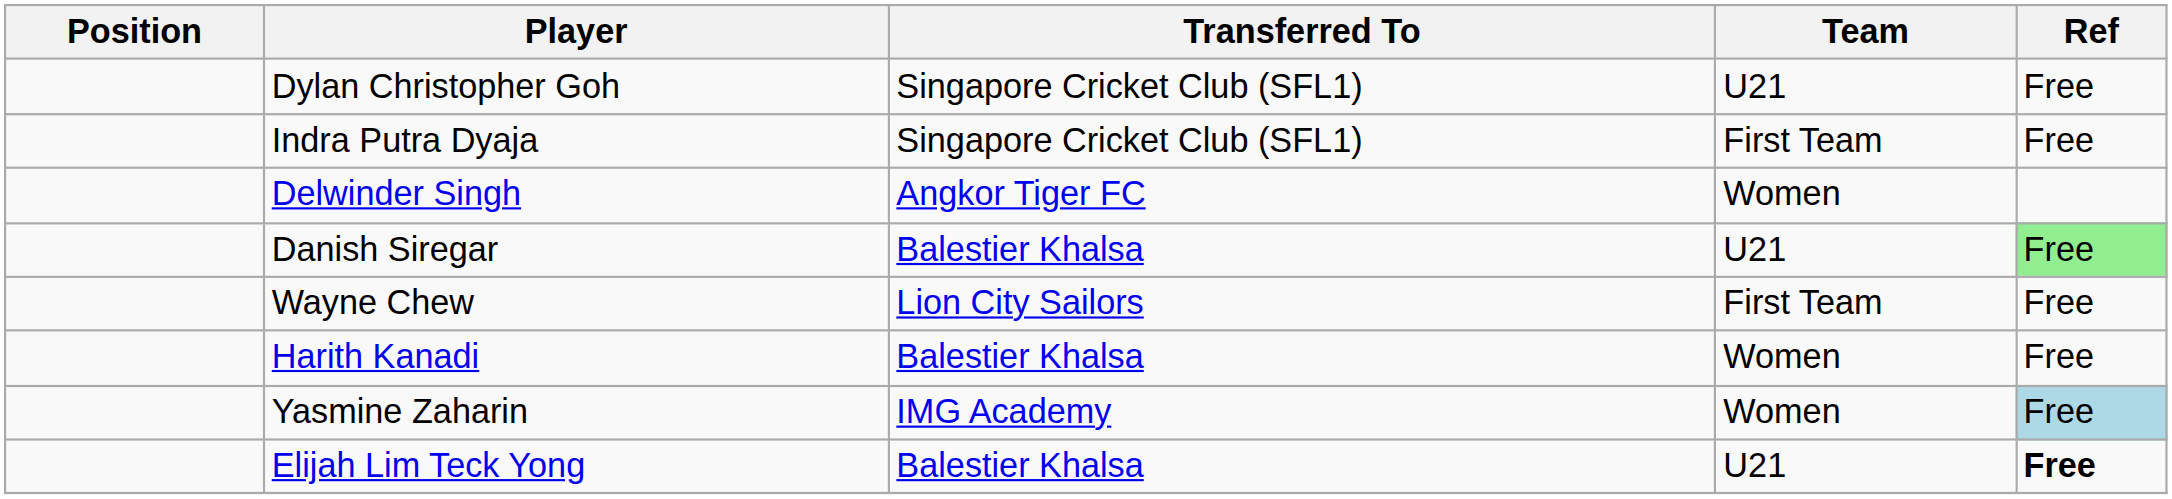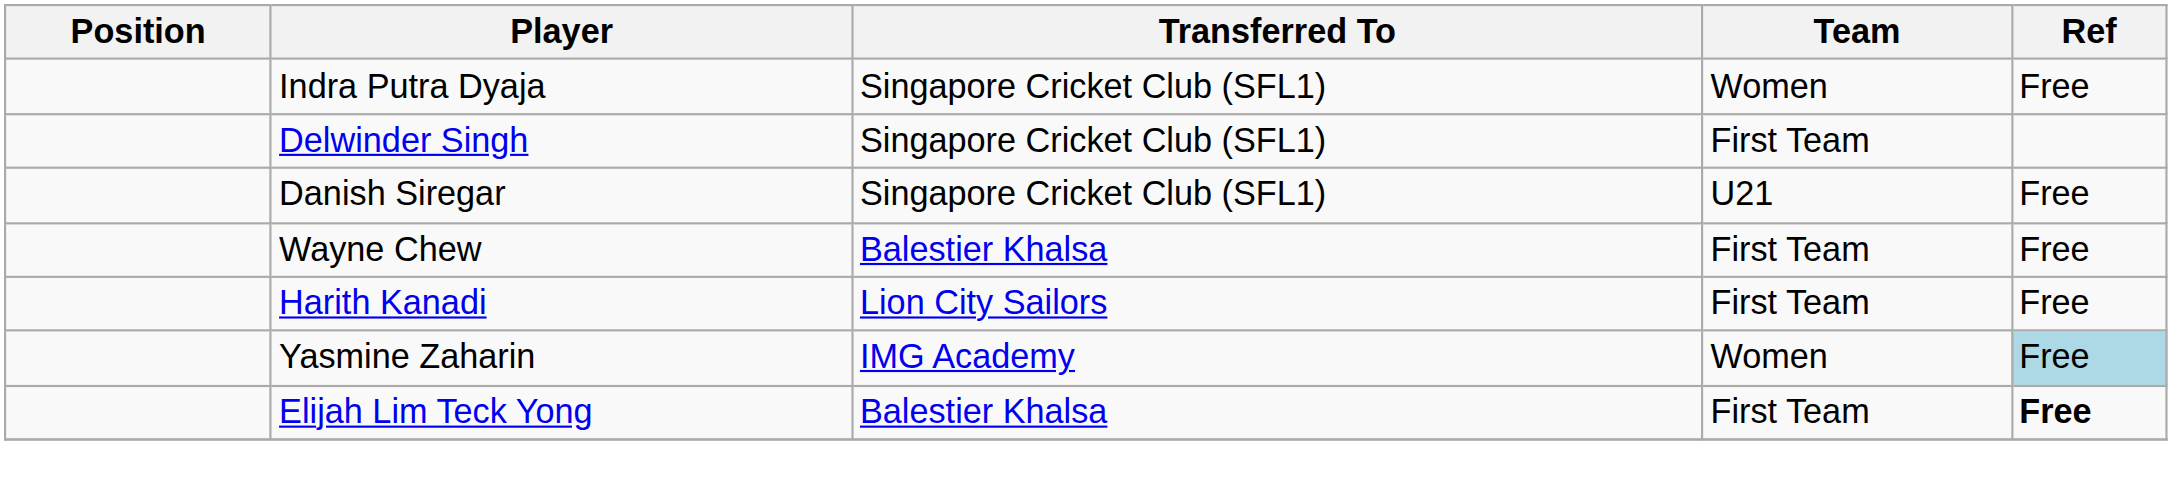- row: (446, 85)
(1803, 140) First Team -> (1769, 85) Women
(1021, 194) Angkor Tiger FC -> (1093, 140) Singapore Cricket Club (SFL1)
(1782, 194) Women -> (1790, 140) First Team
(1020, 248) Balestier Khalsa -> (1093, 194) Singapore Cricket Club (SFL1)
(2059, 248) lightgreen background -> (2054, 194) no background
(1020, 303) Lion City Sailors -> (984, 248) Balestier Khalsa
(1020, 357) Balestier Khalsa -> (984, 303) Lion City Sailors
(1782, 357) Women -> (1790, 303) First Team
(1755, 466) U21 -> (1790, 411) First Team
